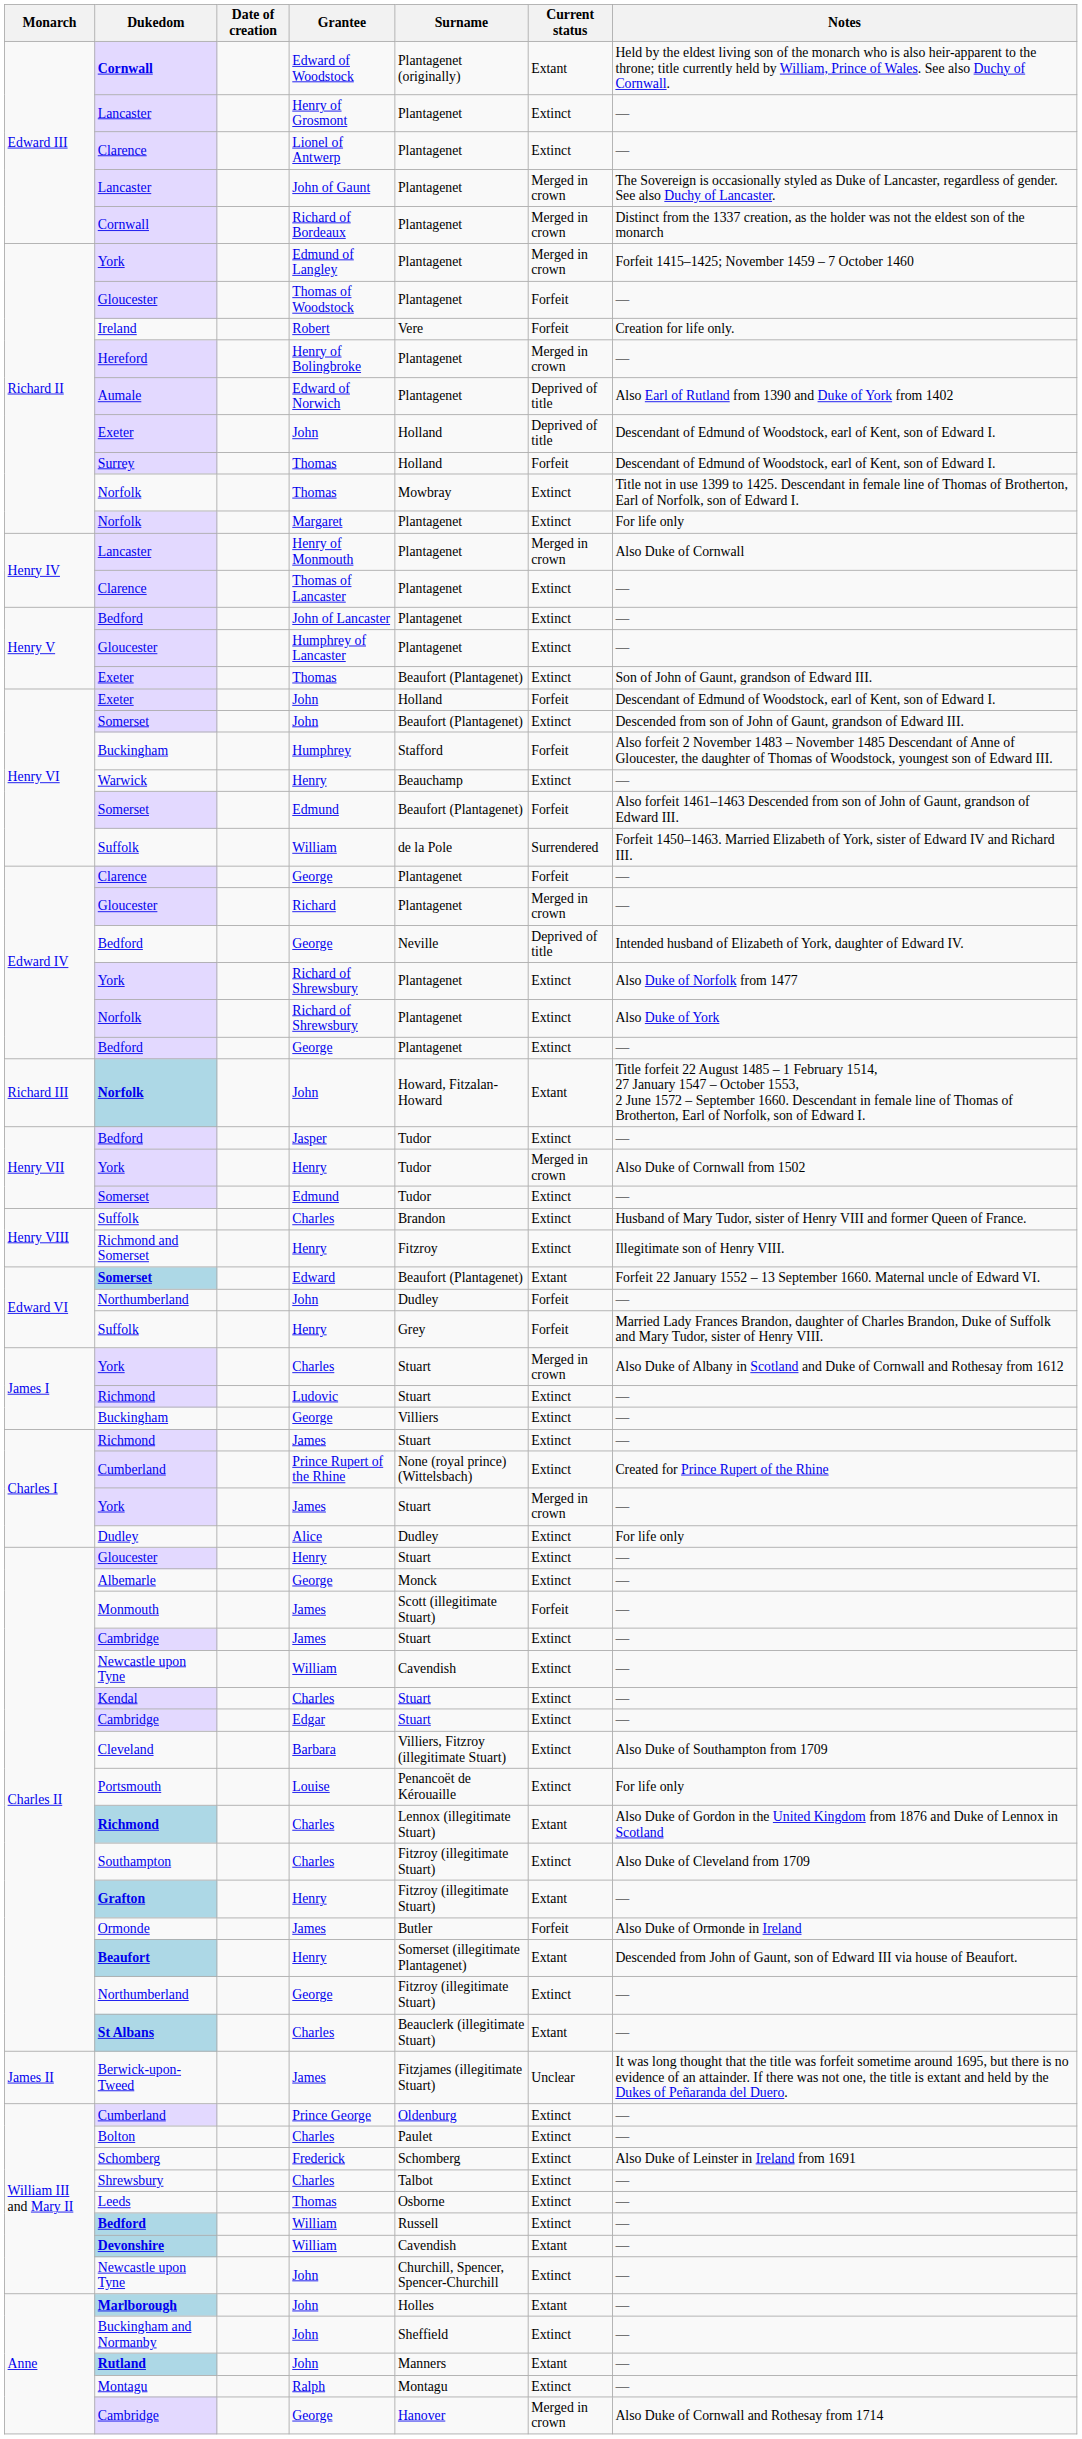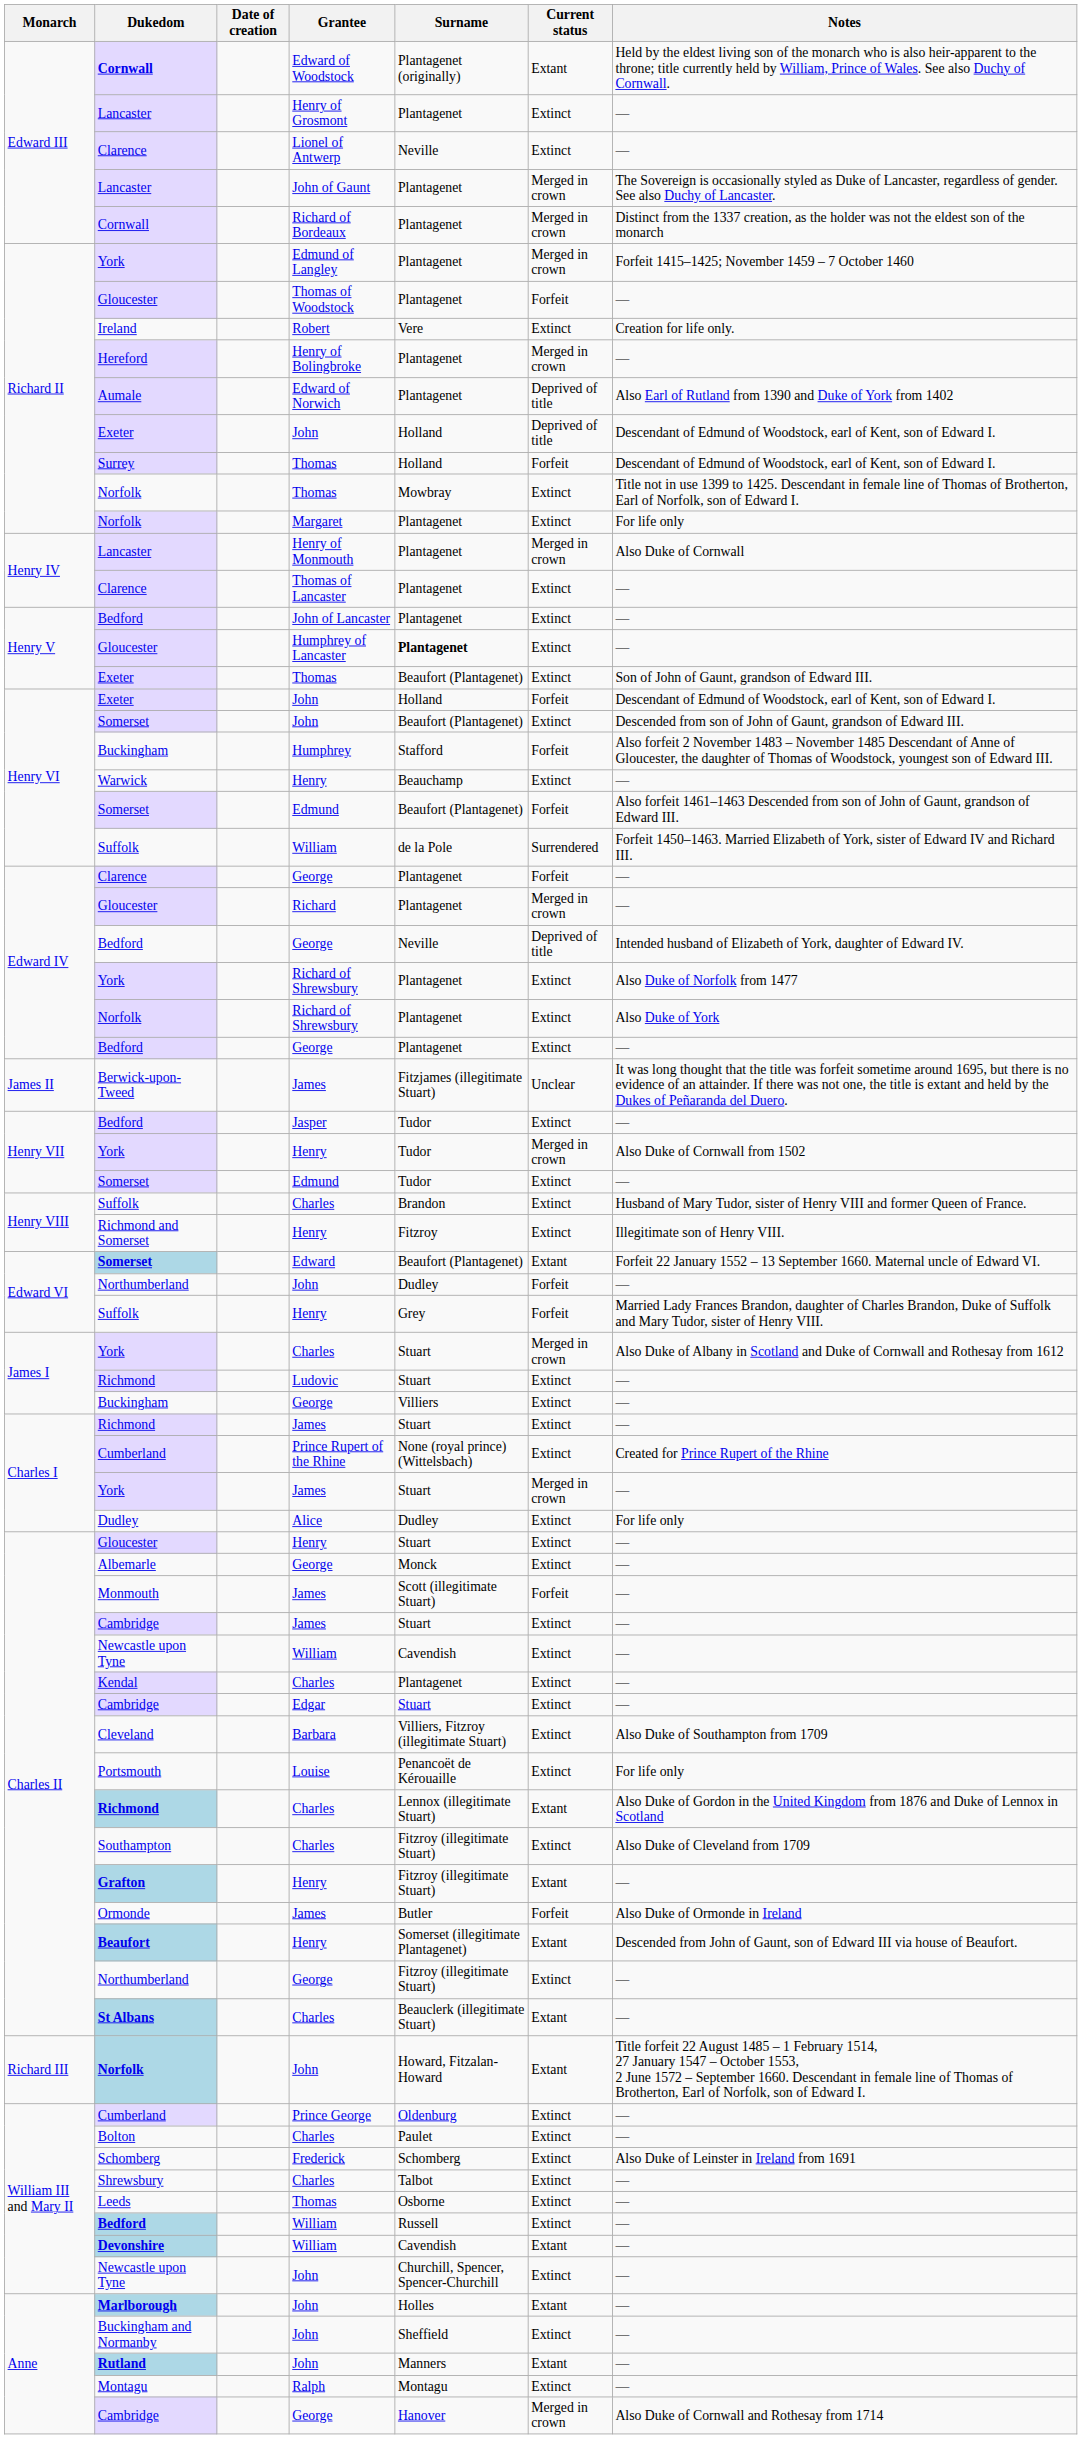(430, 150) Plantagenet -> (418, 150) Neville
(550, 329) Forfeit -> (551, 329) Extinct
(430, 648) normal -> (433, 648) bold
rows swapped: (121, 1092) <-> (139, 2077)
(414, 1698) Stuart -> (430, 1682) Plantagenet
